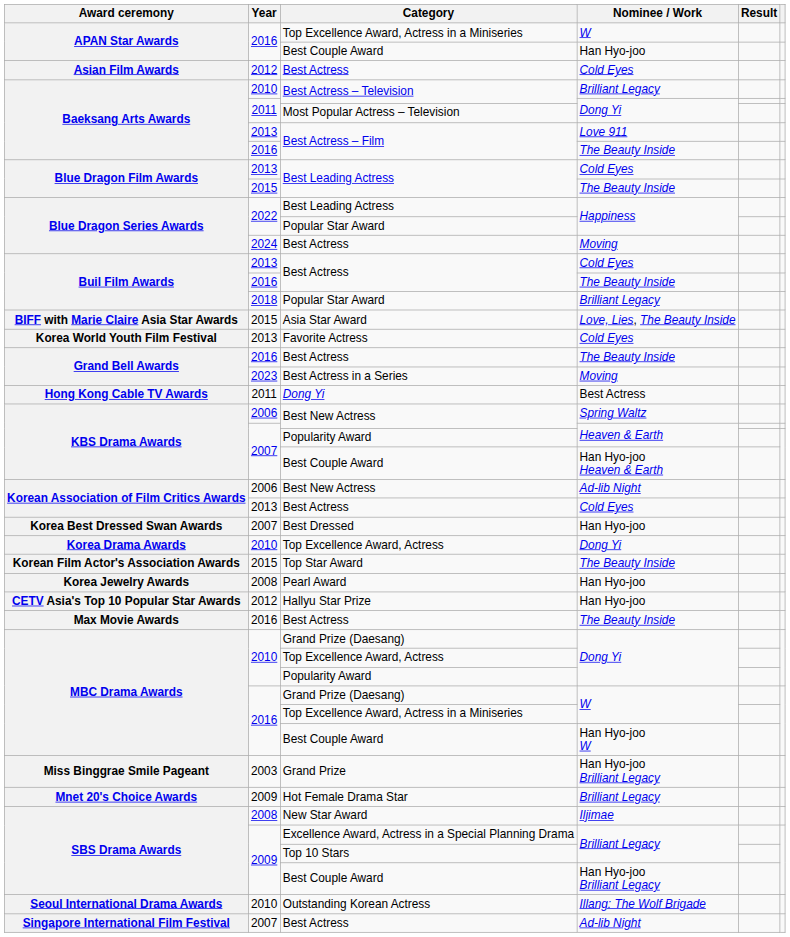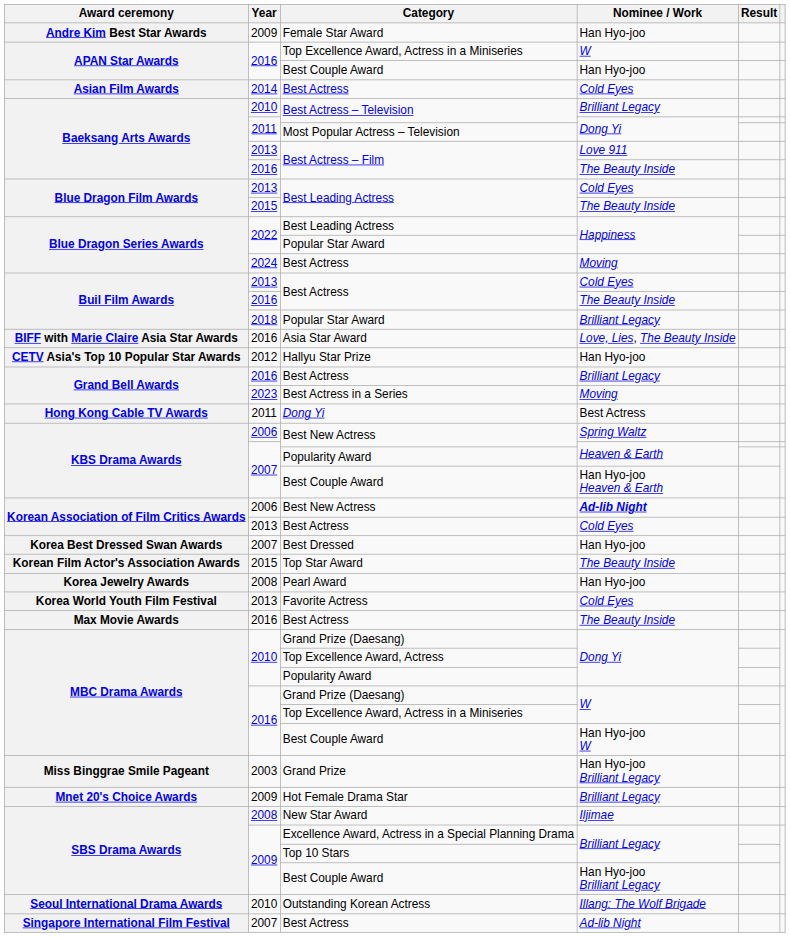+ row: (126, 32)
(264, 70) 2012 -> (264, 88) 2014
(264, 319) 2015 -> (264, 338) 2016
rows swapped: (126, 601) <-> (126, 338)
(627, 357) The Beauty Inside -> (620, 376) Brilliant Legacy
(610, 488) normal -> (613, 507) bold
- row: (126, 545)
